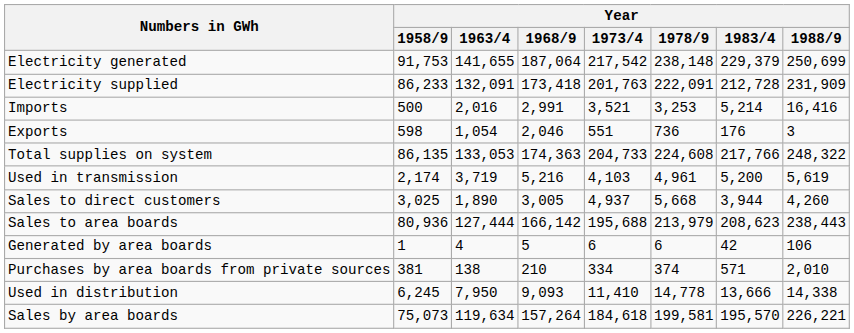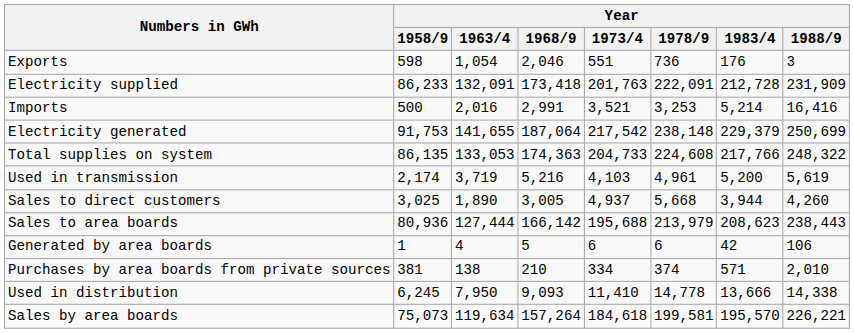rows swapped: (97, 62) <-> (38, 132)
